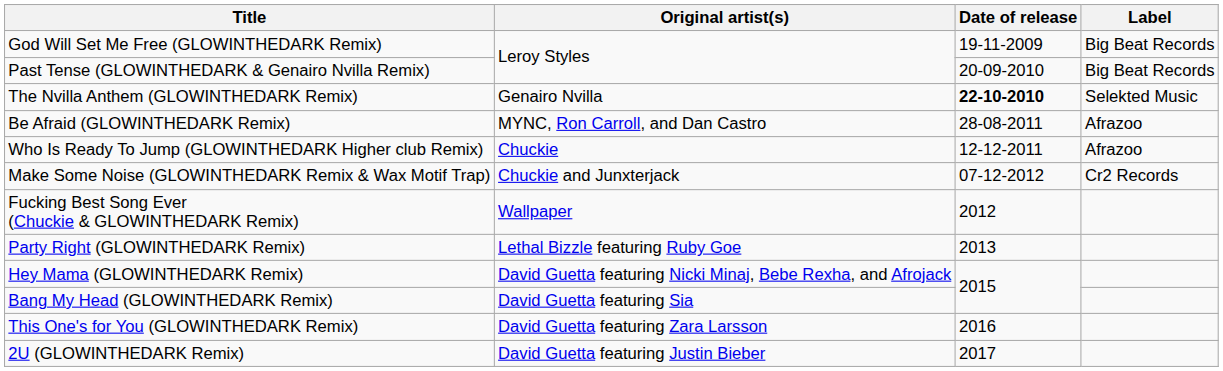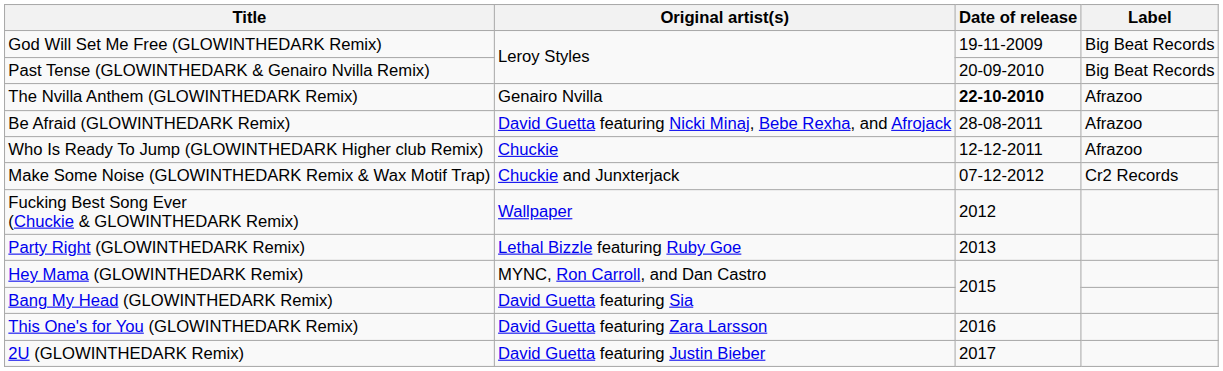(1141, 96) Selekted Music -> (1114, 96) Afrazoo
(632, 123) MYNC, Ron Carroll, and Dan Castro -> (725, 123) David Guetta featuring Nicki Minaj, Bebe Rexha, and Afrojack
(725, 273) David Guetta featuring Nicki Minaj, Bebe Rexha, and Afrojack -> (632, 273) MYNC, Ron Carroll, and Dan Castro
